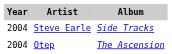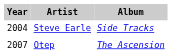(17, 45) 2004 -> (17, 45) 2007
